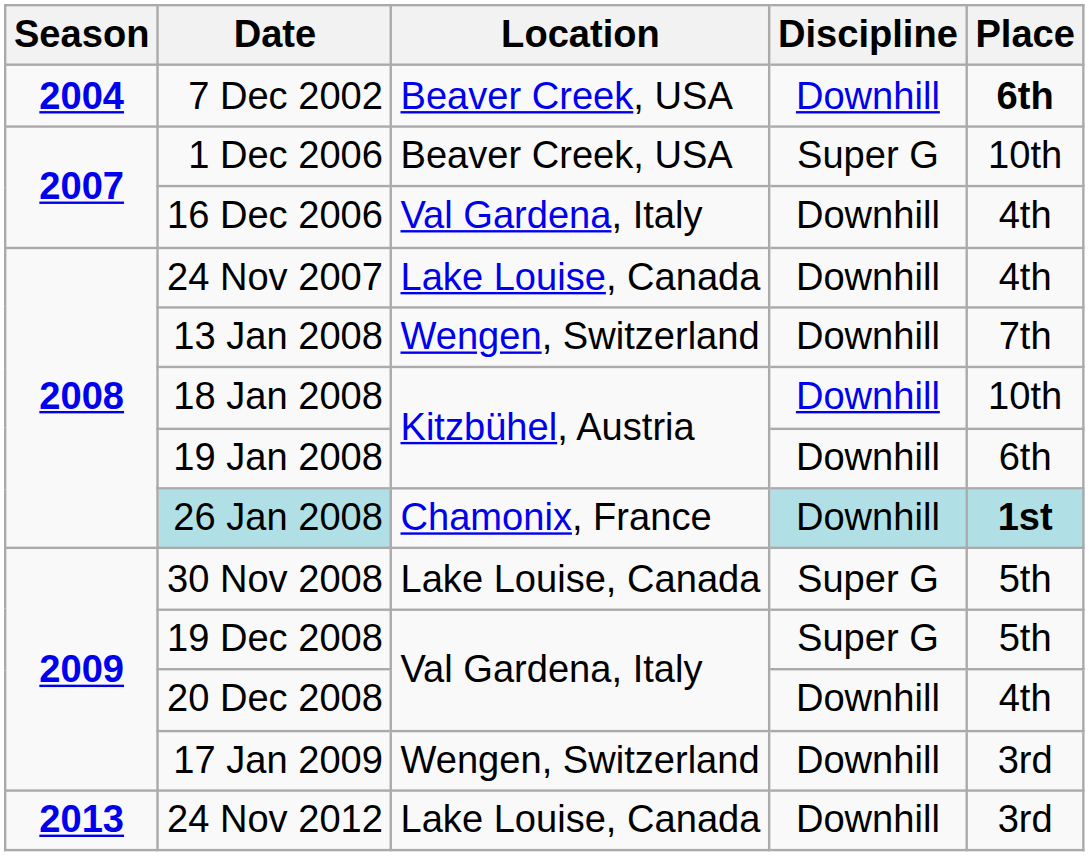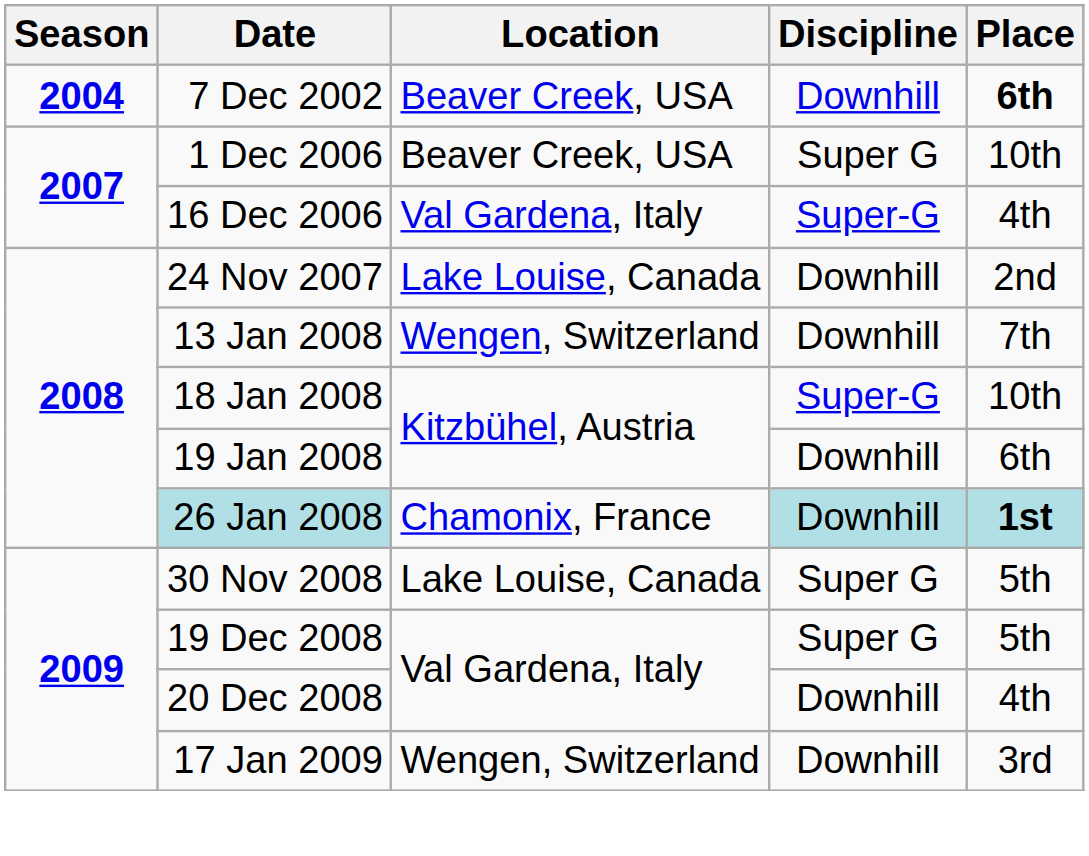(868, 215) Downhill -> (868, 215) Super-G
(1025, 276) 4th -> (1025, 276) 2nd
(868, 397) Downhill -> (868, 397) Super-G
- row: (275, 819)
